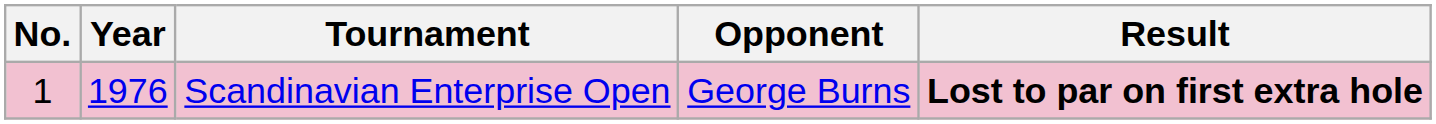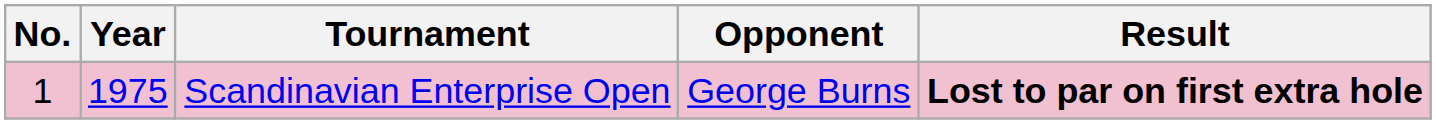(128, 91) 1976 -> (128, 91) 1975
